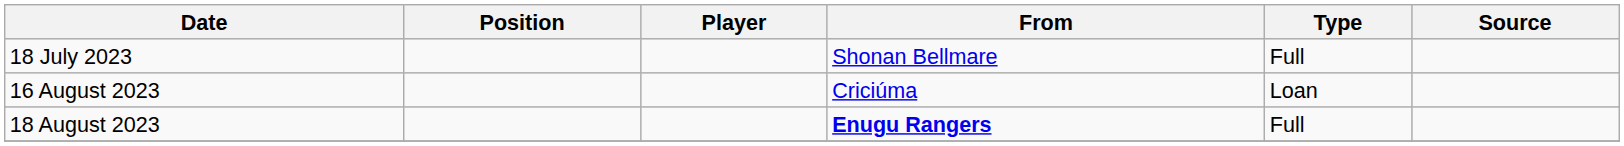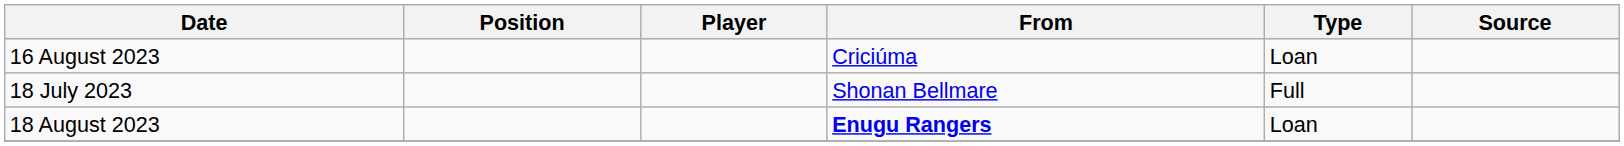rows swapped: (71, 56) <-> (85, 90)
(1287, 124) Full -> (1294, 124) Loan
